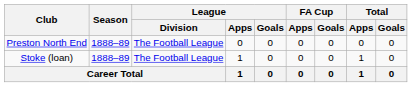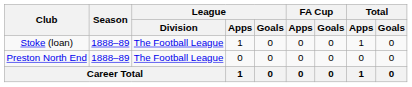rows swapped: (47, 43) <-> (47, 58)
